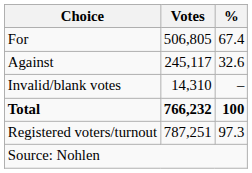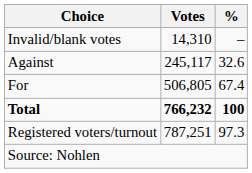rows swapped: (18, 39) <-> (64, 86)
